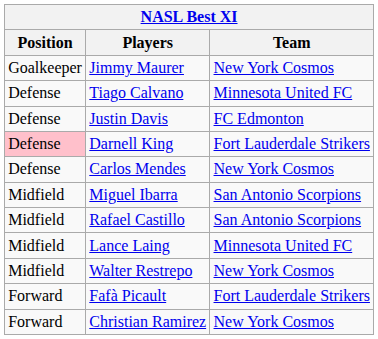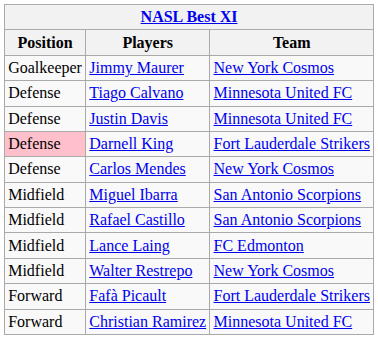(259, 118) FC Edmonton -> (283, 118) Minnesota United FC
(283, 245) Minnesota United FC -> (259, 245) FC Edmonton
(274, 321) New York Cosmos -> (283, 321) Minnesota United FC
